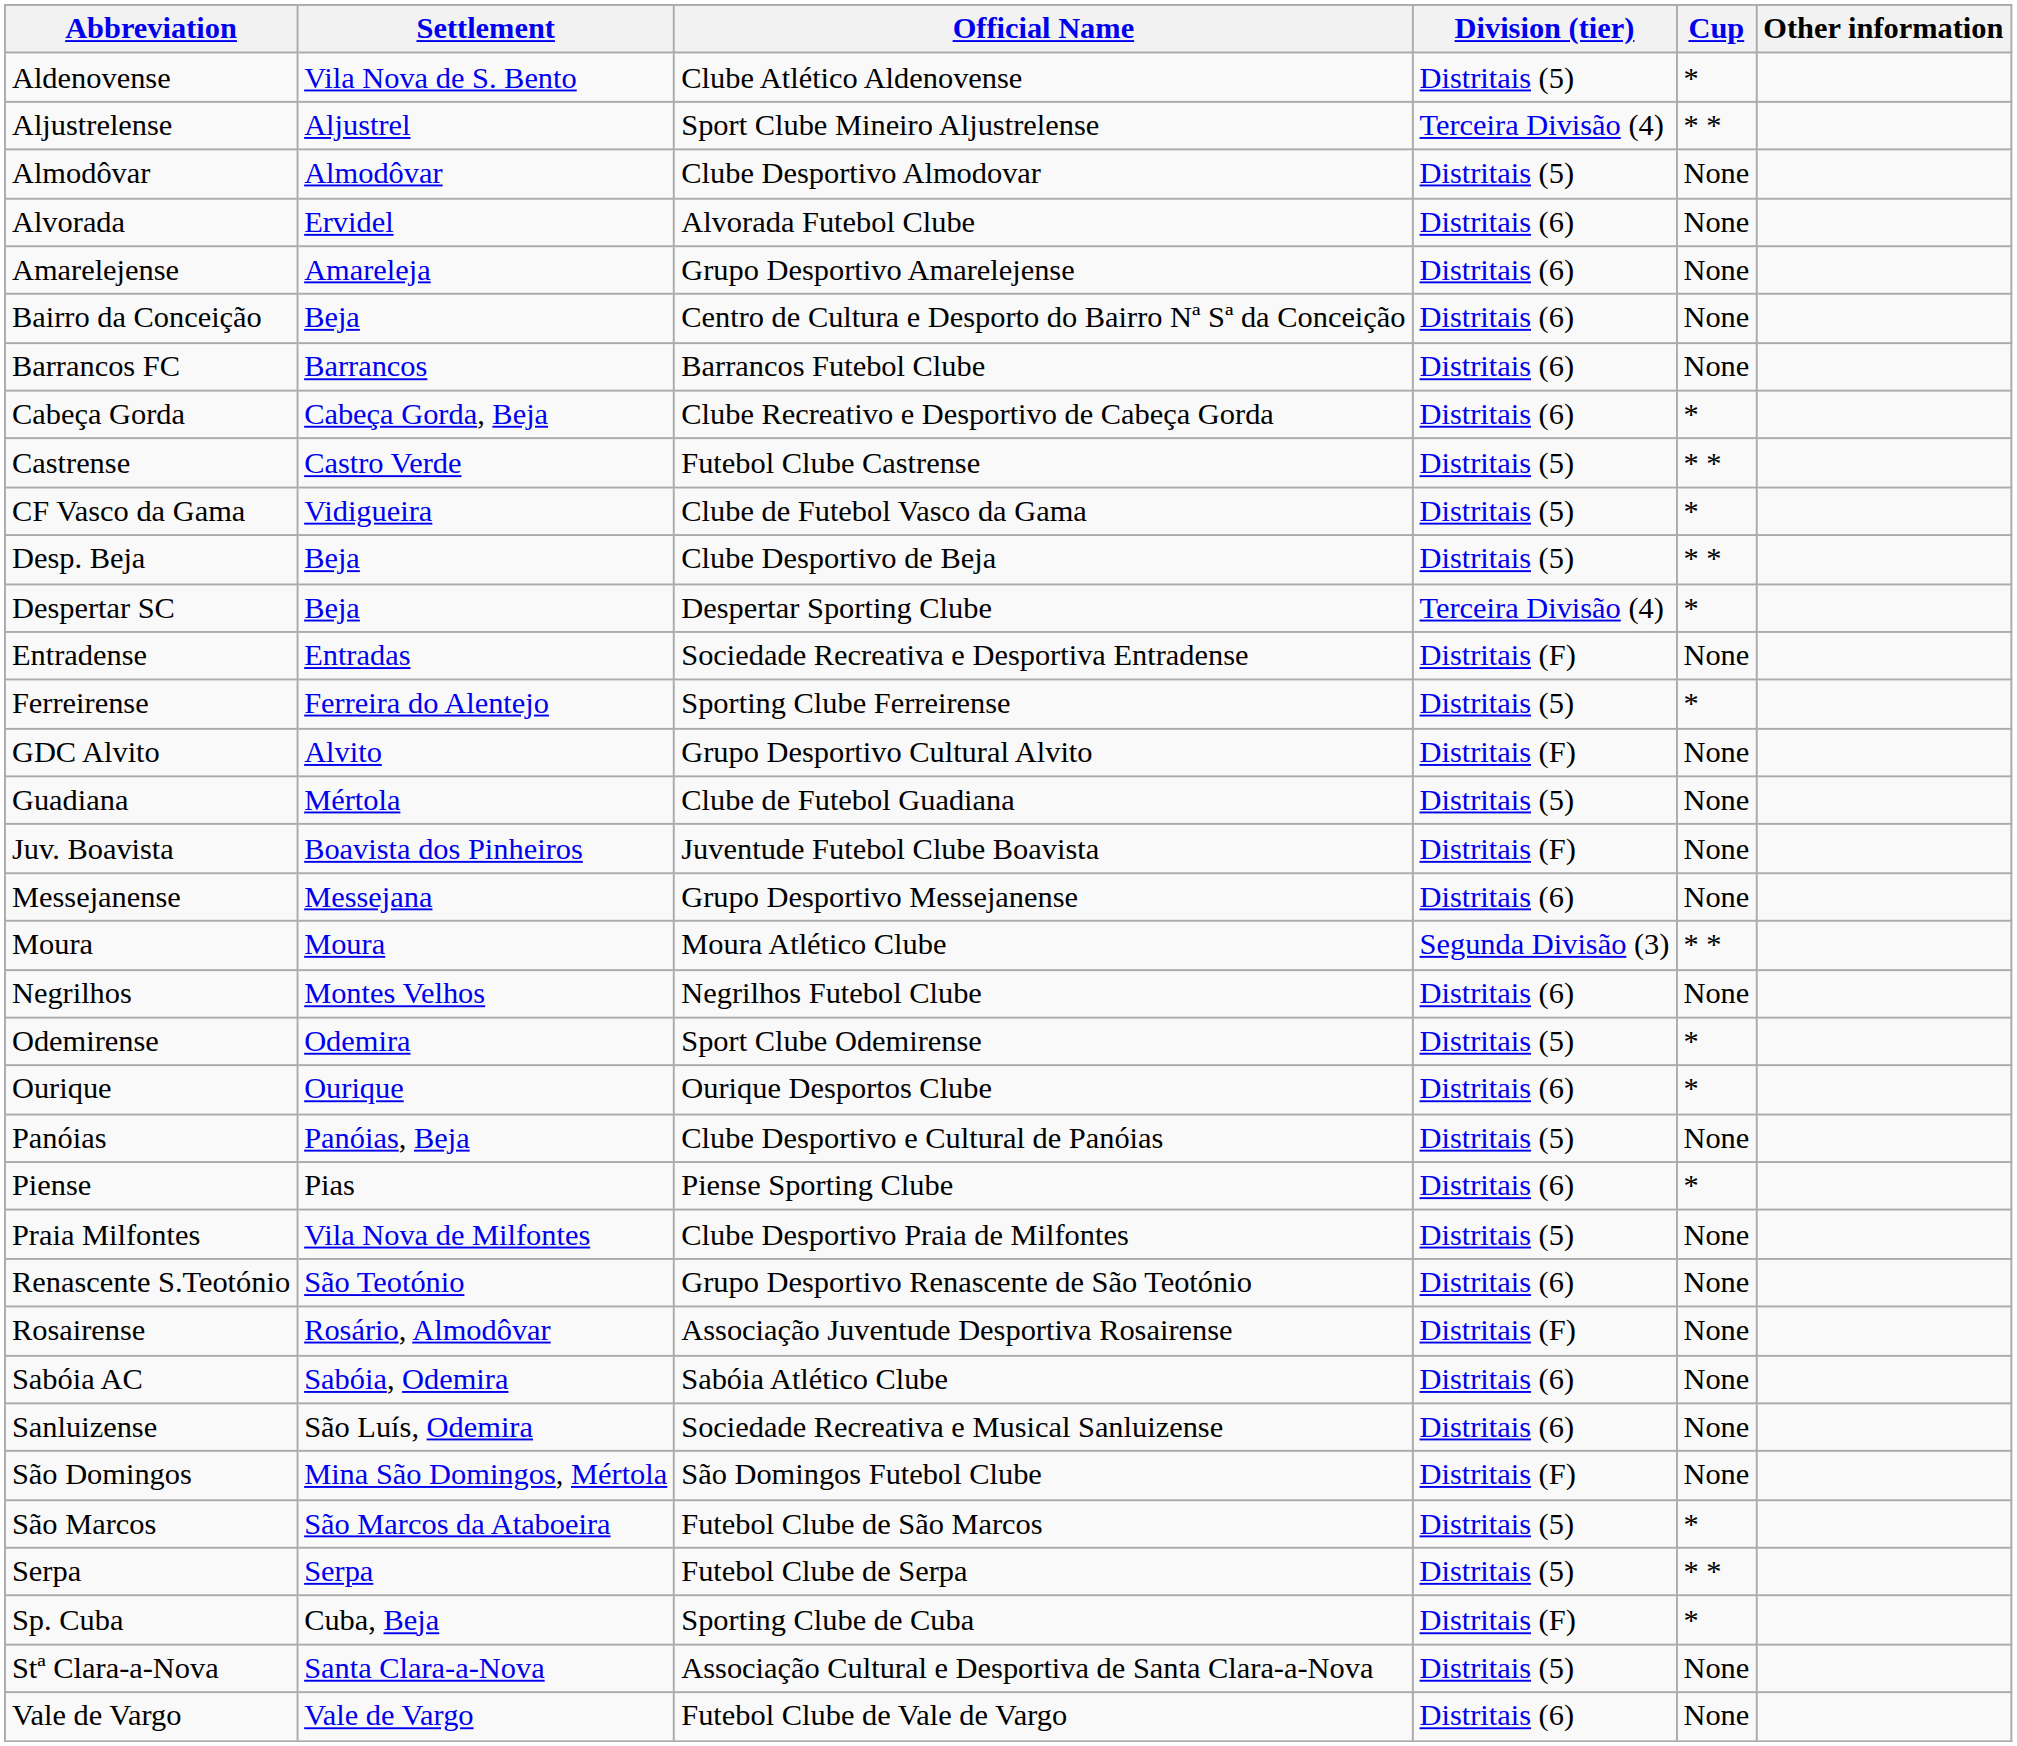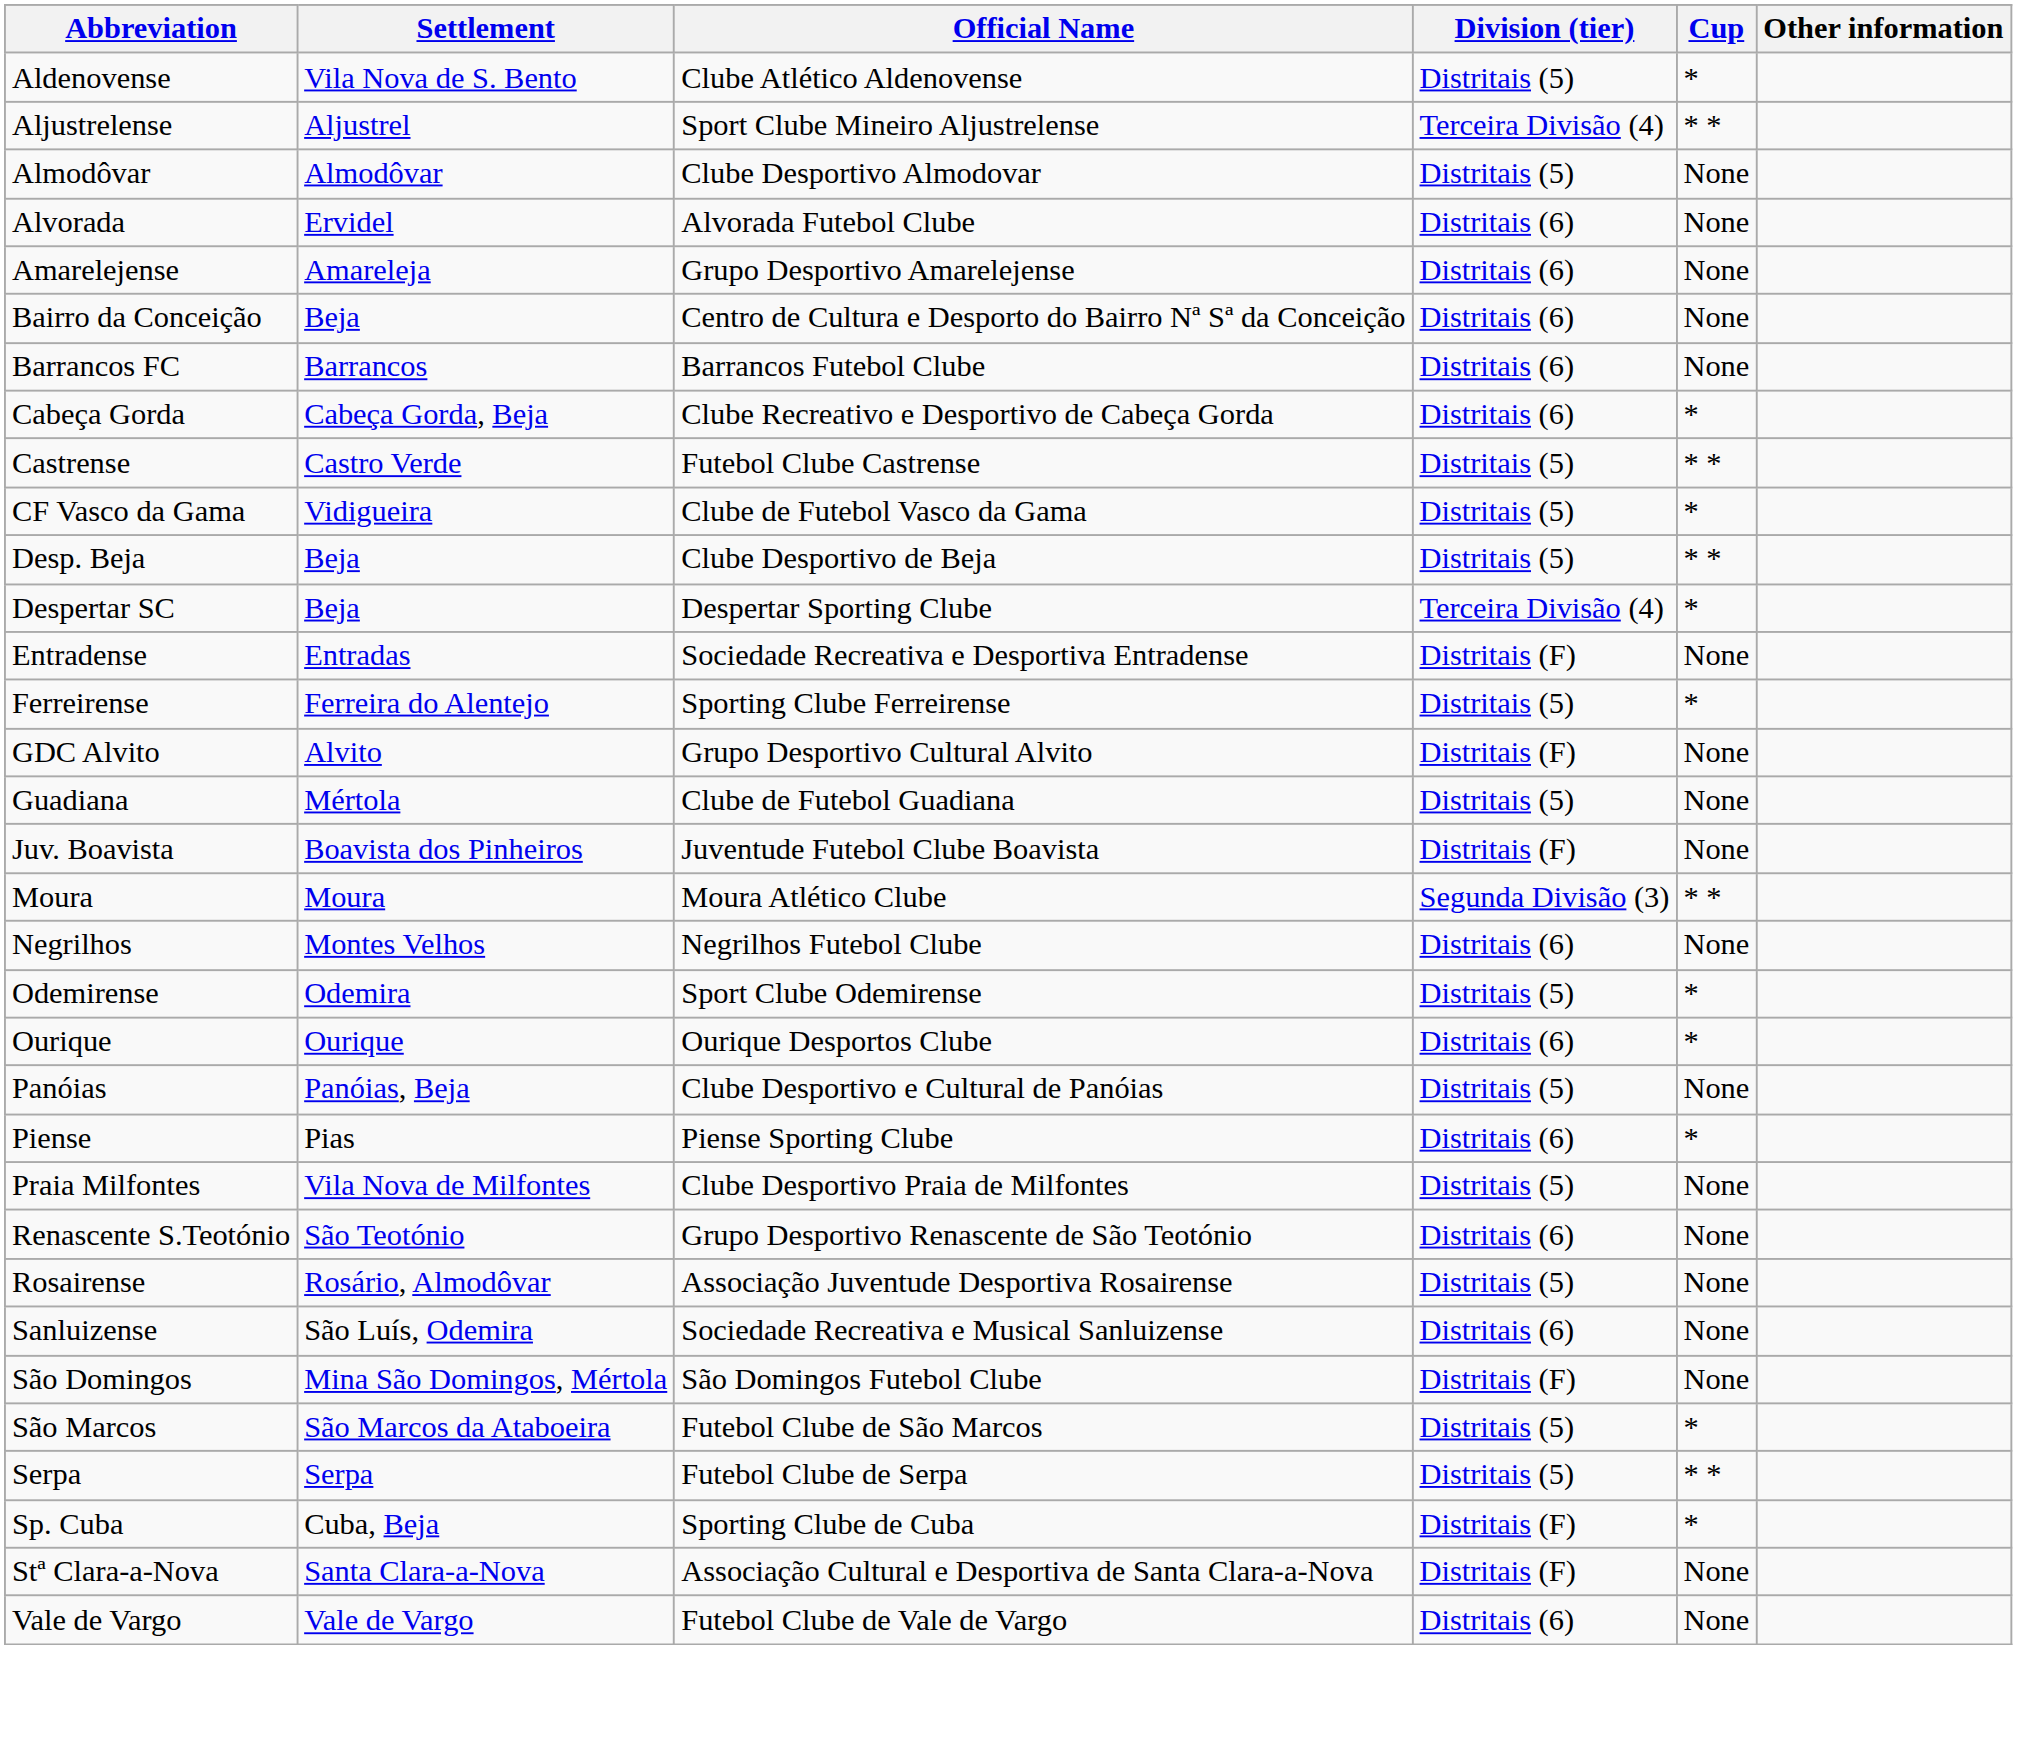- row: (96, 896)
(1498, 1330) Distritais (F) -> (1497, 1282) Distritais (5)
- row: (77, 1378)
(1497, 1667) Distritais (5) -> (1498, 1571) Distritais (F)
